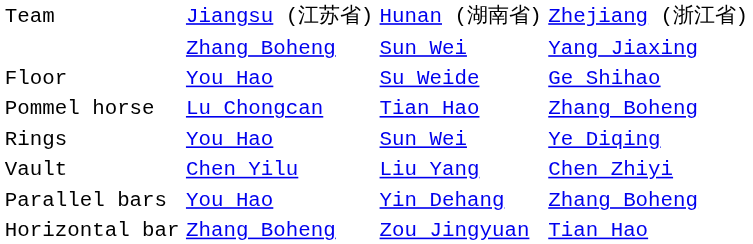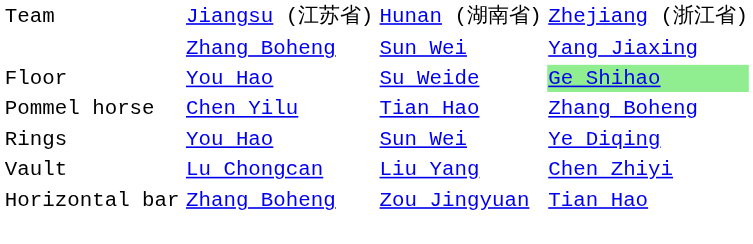(604, 78) no background -> (604, 78) lightgreen background
(255, 109) Lu Chongcan -> (242, 109) Chen Yilu
(242, 170) Chen Yilu -> (255, 170) Lu Chongcan
- row: (86, 200)
